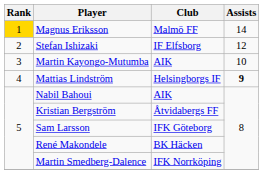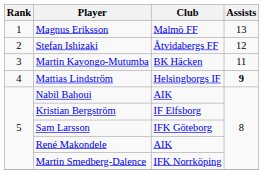(19, 29) gold background -> (19, 29) no background
(241, 29) 14 -> (241, 29) 13
(177, 45) IF Elfsborg -> (186, 45) Åtvidabergs FF
(163, 62) AIK -> (178, 62) BK Häcken
(241, 62) 10 -> (241, 62) 11
(186, 111) Åtvidabergs FF -> (177, 111) IF Elfsborg
(178, 144) BK Häcken -> (163, 144) AIK
